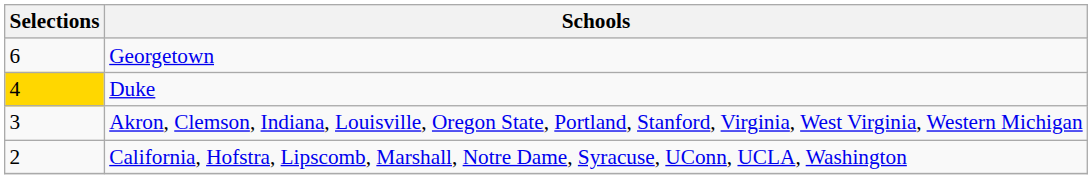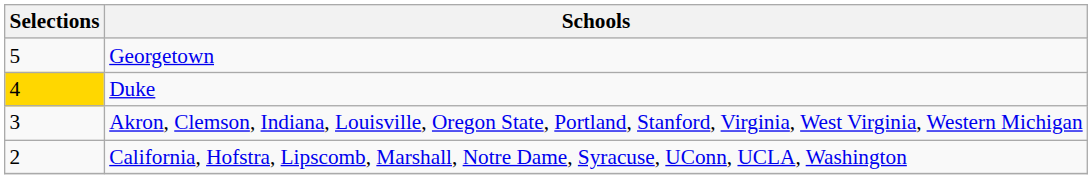(15, 55) 6 -> (15, 55) 5
